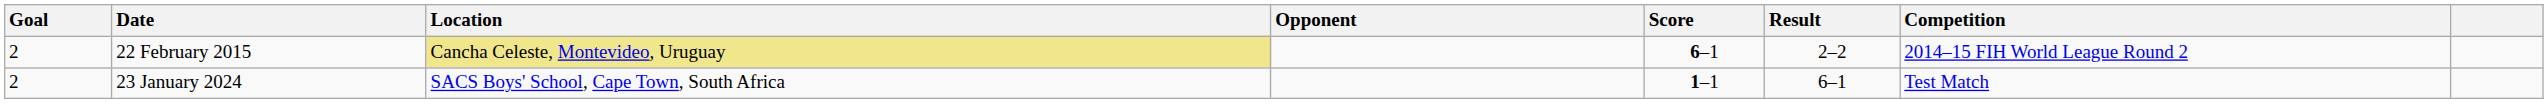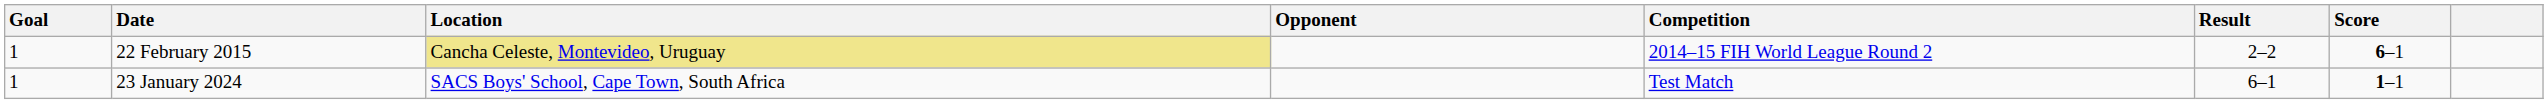columns swapped: (1671, 20) <-> (1955, 20)
(14, 51) 2 -> (14, 51) 1
(14, 83) 2 -> (14, 83) 1
